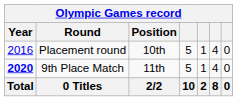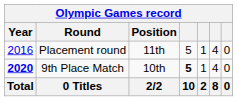(154, 50) 10th -> (154, 50) 11th
(154, 68) 11th -> (154, 68) 10th
(189, 68) normal -> (189, 68) bold
